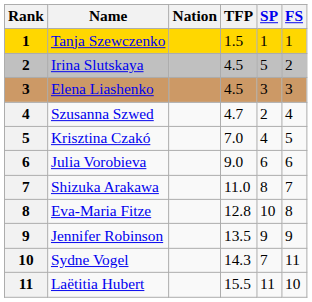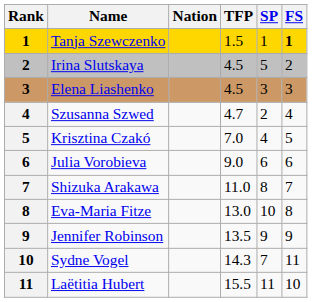(289, 41) normal -> (289, 41) bold
(237, 211) 12.8 -> (237, 211) 13.0
